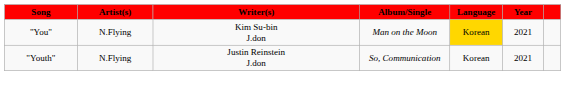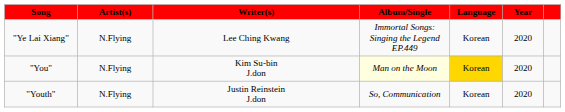+ row: (41, 37)
(405, 32) no background -> (405, 68) lightyellow background
(523, 32) 2021 -> (523, 68) 2020
(523, 57) 2021 -> (523, 94) 2020
